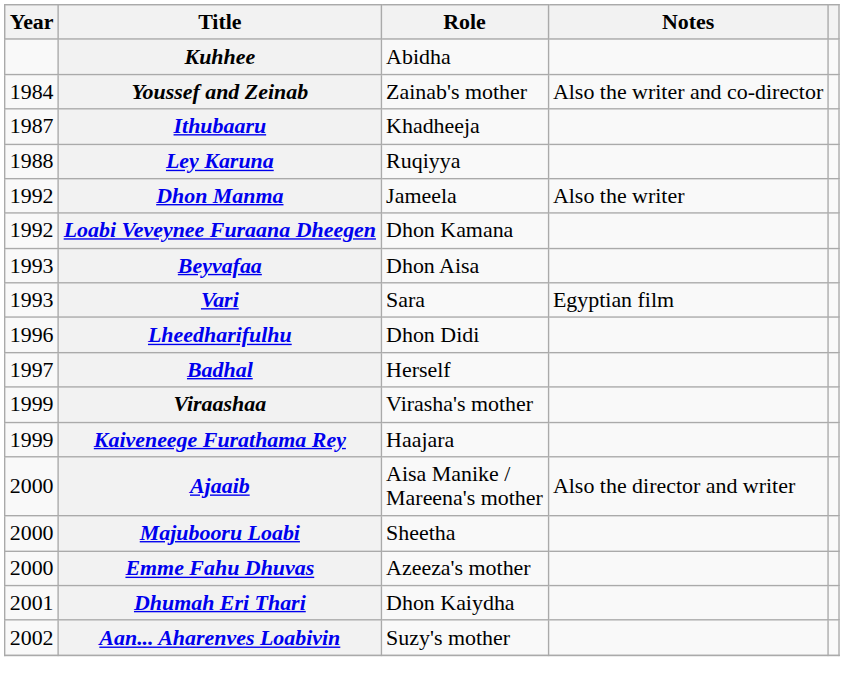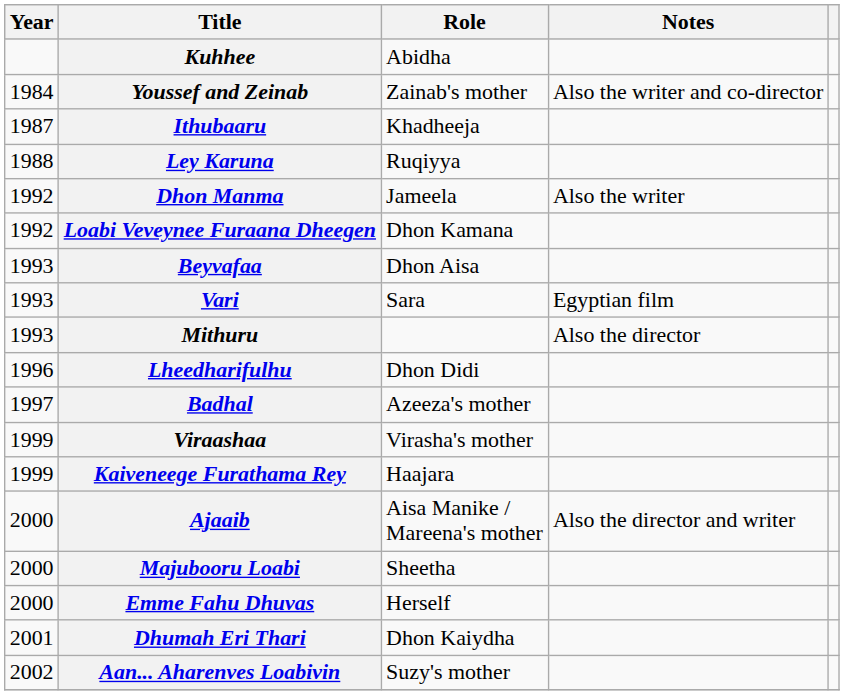+ row: (220, 334)
(418, 369) Herself -> (458, 404) Azeeza's mother
(458, 567) Azeeza's mother -> (418, 602) Herself
